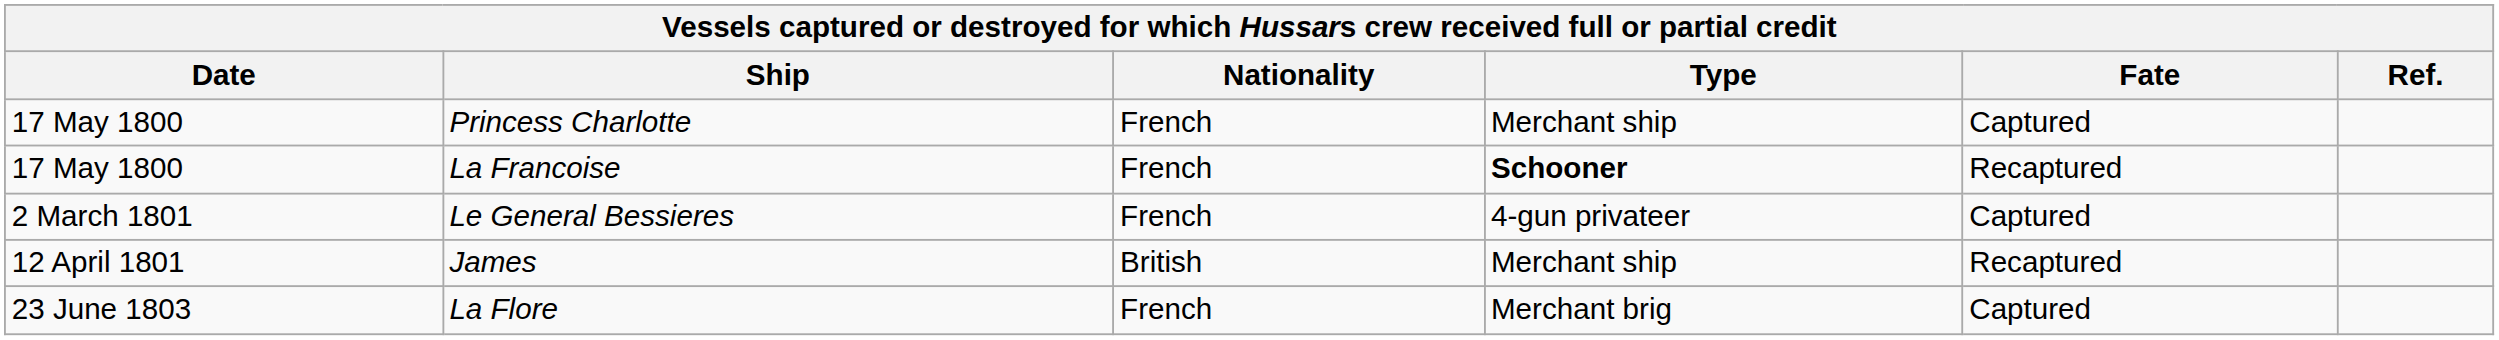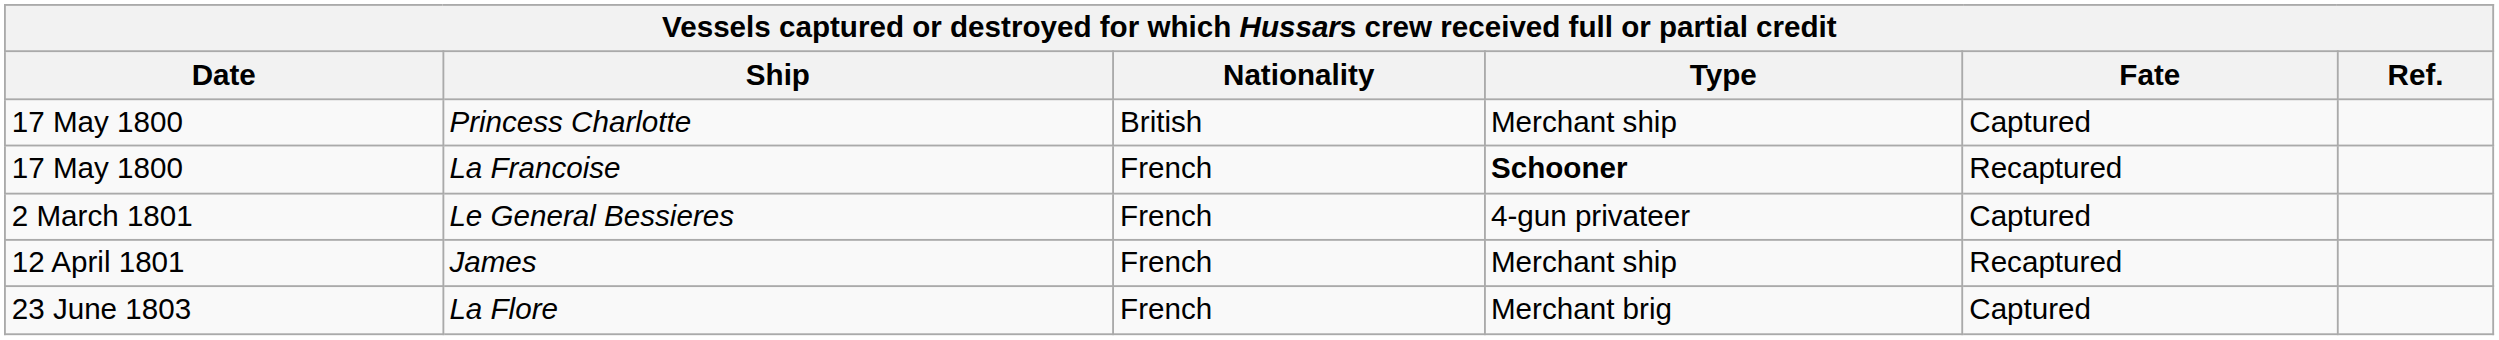(1166, 121) French -> (1161, 121) British
(1161, 262) British -> (1166, 262) French
